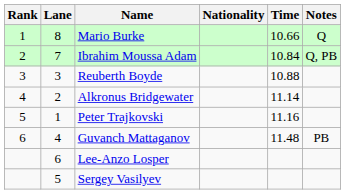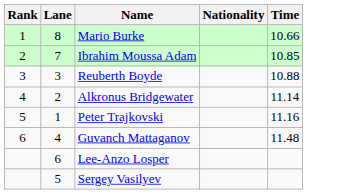- column: (321, 14)
(285, 55) 10.84 -> (285, 55) 10.85
